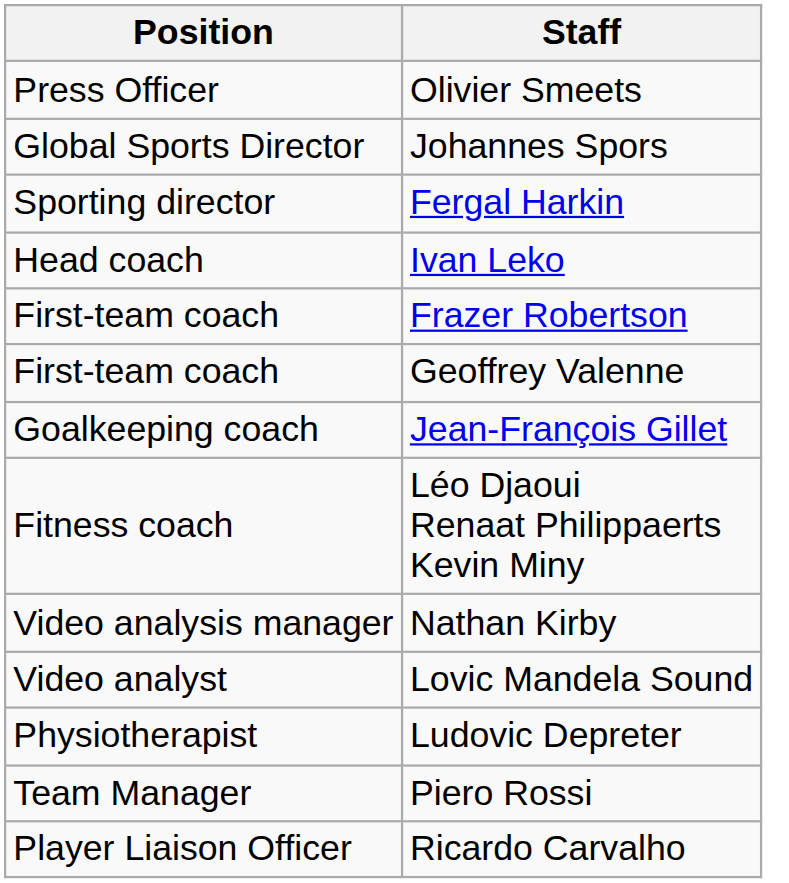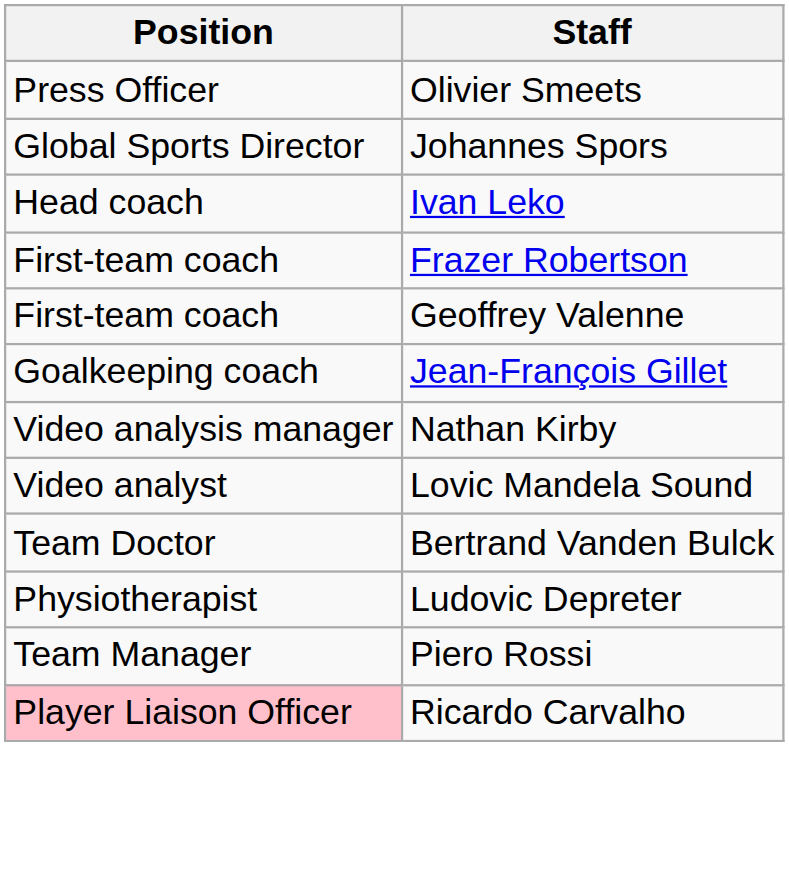- row: (517, 202)
- row: (566, 525)
+ row: (592, 542)
(183, 848) no background -> (183, 711) pink background
